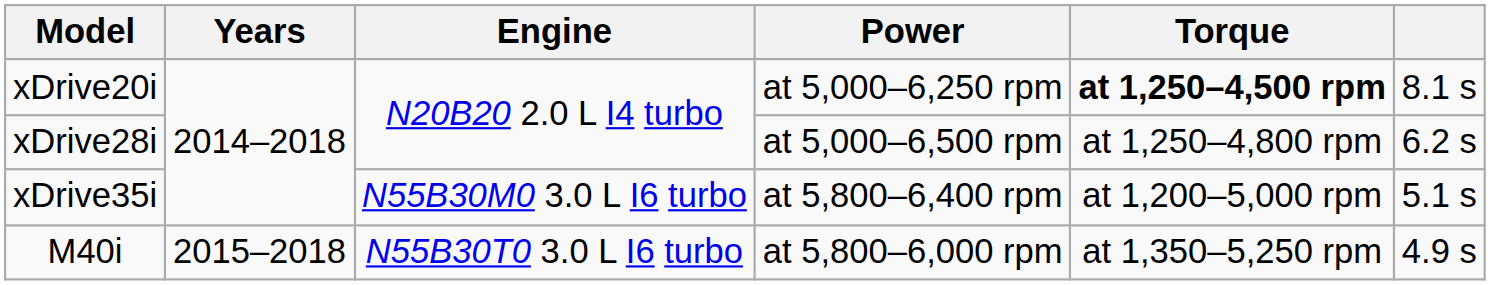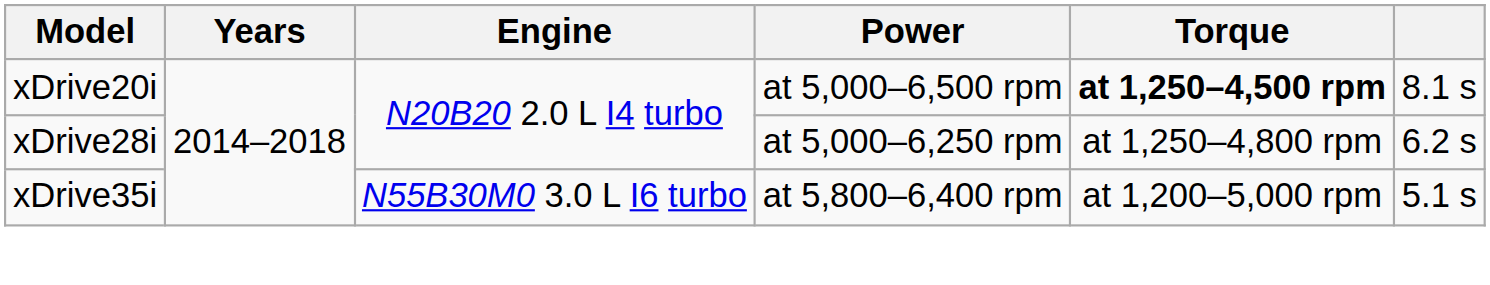(913, 86) at 5,000–6,250 rpm -> (913, 86) at 5,000–6,500 rpm
(913, 141) at 5,000–6,500 rpm -> (913, 141) at 5,000–6,250 rpm
- row: (85, 251)
